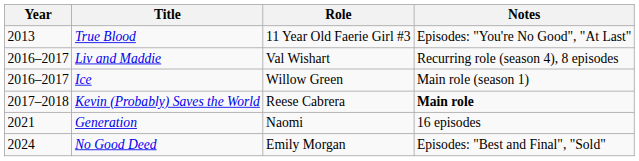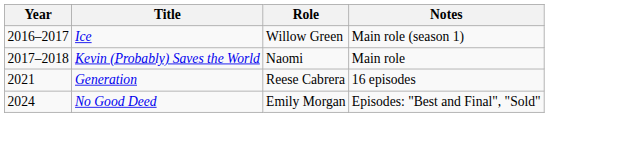- row: (105, 36)
- row: (118, 58)
(306, 101) Reese Cabrera -> (285, 58) Naomi
(445, 101) bold -> (378, 58) normal
(285, 123) Naomi -> (306, 79) Reese Cabrera
